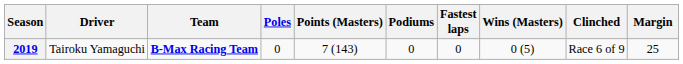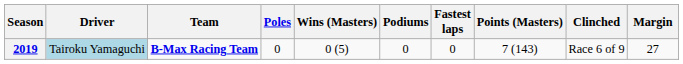columns swapped: (523, 21) <-> (340, 21)
(97, 48) no background -> (97, 48) lightblue background
(653, 48) 25 -> (653, 48) 27
